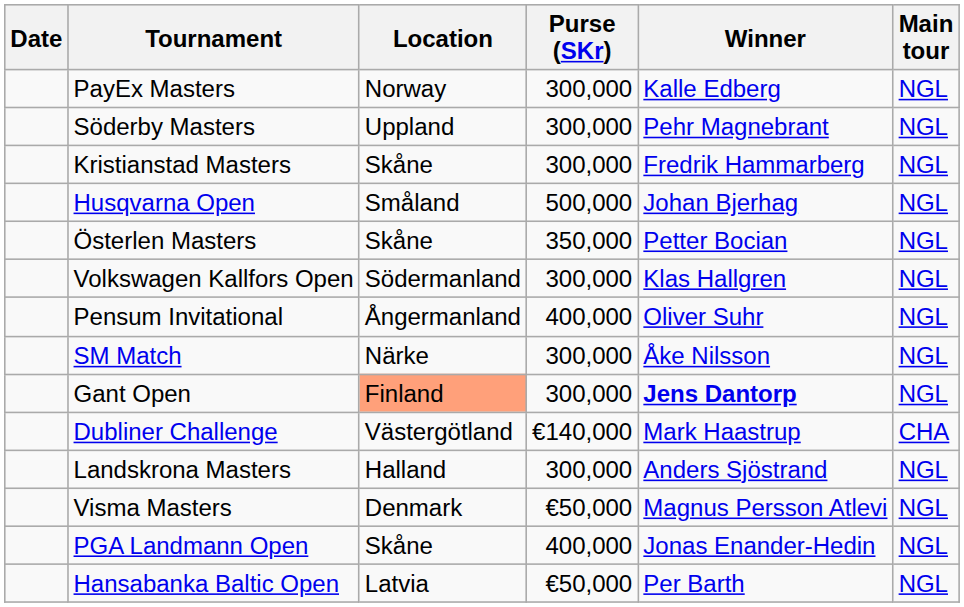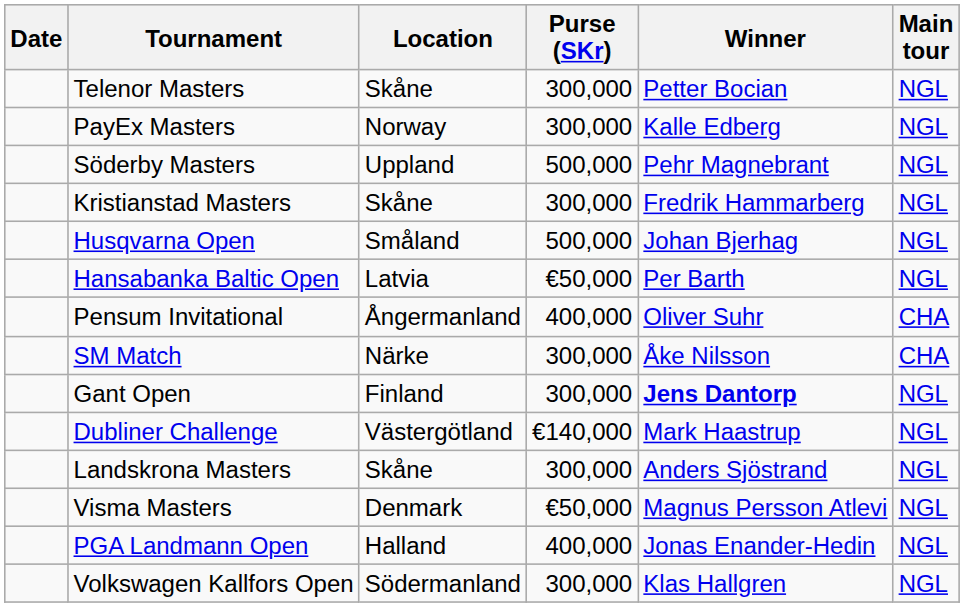+ row: (159, 89)
(589, 127) 300,000 -> (589, 165) 500,000
- row: (165, 241)
rows swapped: (206, 583) <-> (214, 279)
(923, 317) NGL -> (924, 317) CHA
(923, 355) NGL -> (924, 355) CHA
(404, 393) lightsalmon background -> (404, 393) no background
(924, 431) CHA -> (923, 431) NGL
(406, 469) Halland -> (399, 469) Skåne
(399, 545) Skåne -> (406, 545) Halland
